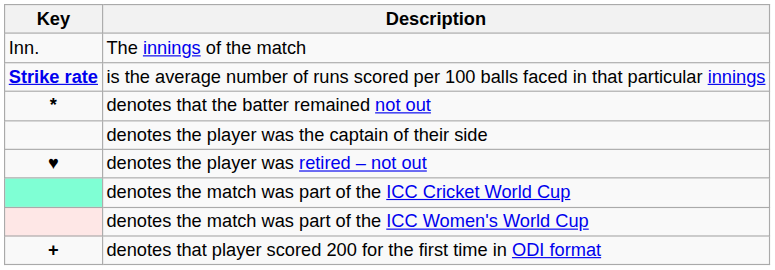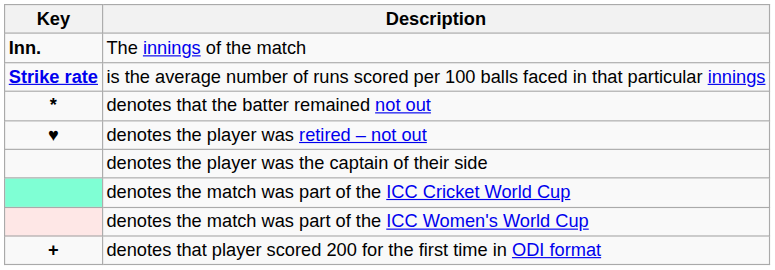(24, 47) normal -> (25, 47) bold
rows swapped: (297, 134) <-> (267, 163)
